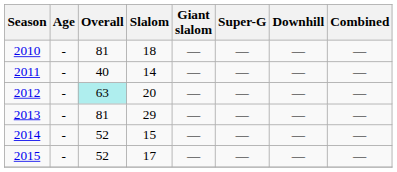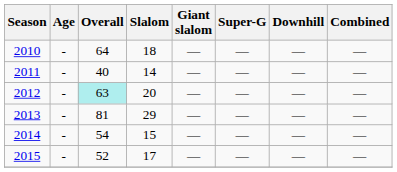(102, 51) 81 -> (102, 51) 64
(102, 135) 52 -> (102, 135) 54
